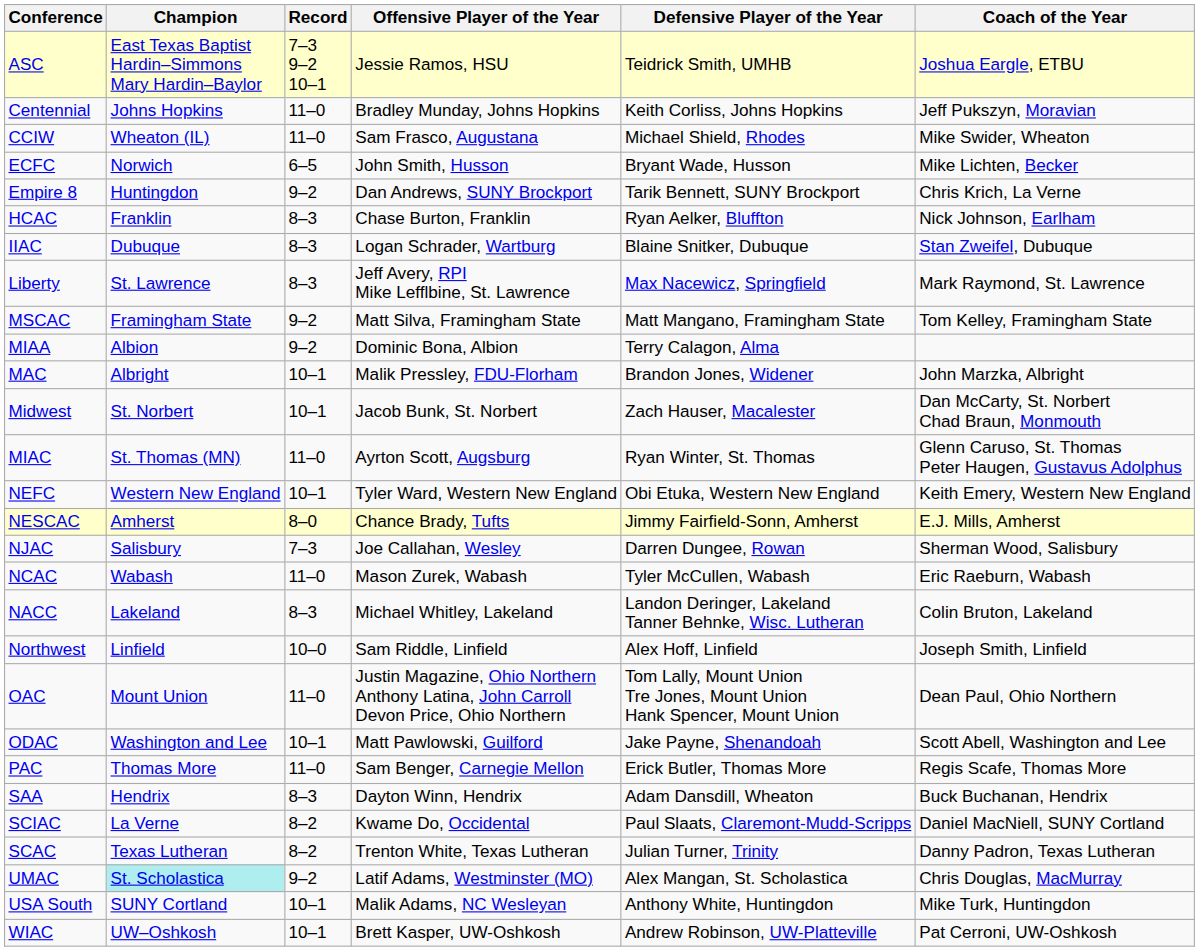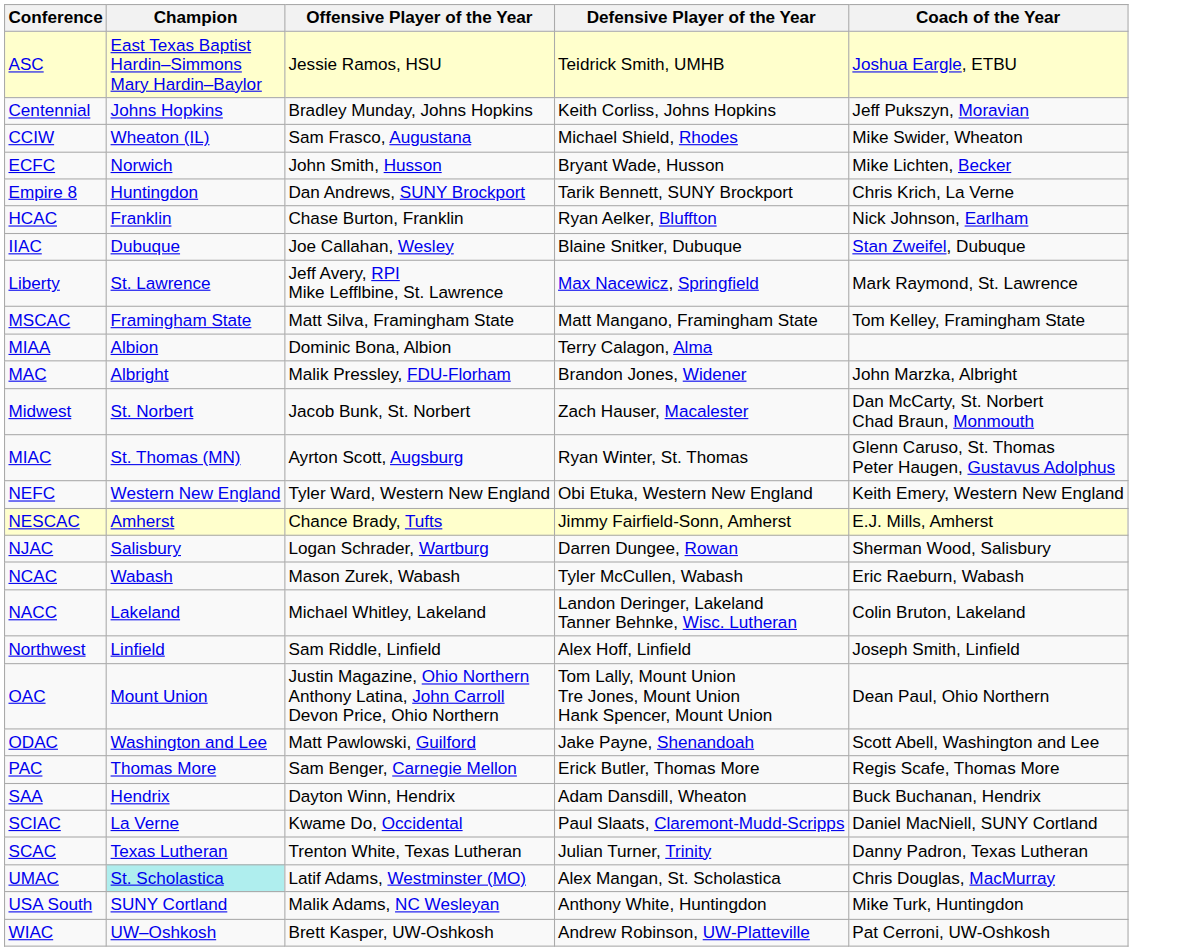- column: (318, 18)
(455, 246) Logan Schrader, Wartburg -> (371, 246) Joe Callahan, Wesley
(438, 548) Joe Callahan, Wesley -> (389, 548) Logan Schrader, Wartburg
